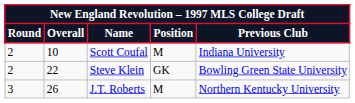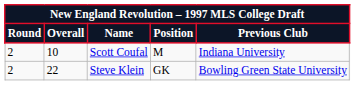- row: (117, 88)
